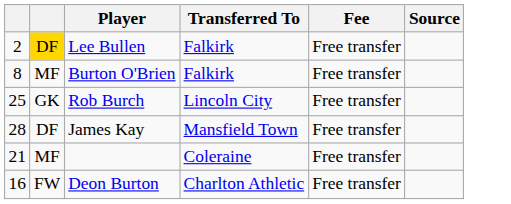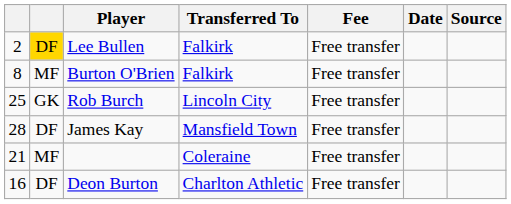+ column: (425, 18)
(47, 184) FW -> (47, 184) DF
